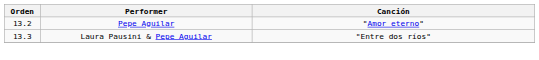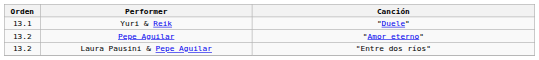+ row: (146, 23)
(22, 36) 13.3 -> (22, 49) 13.2
